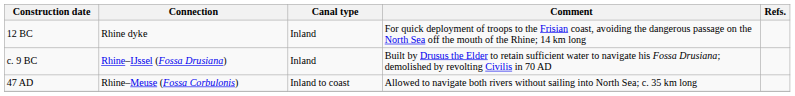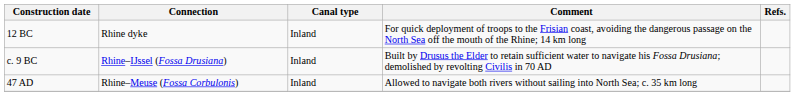(320, 83) Inland to coast -> (303, 83) Inland
